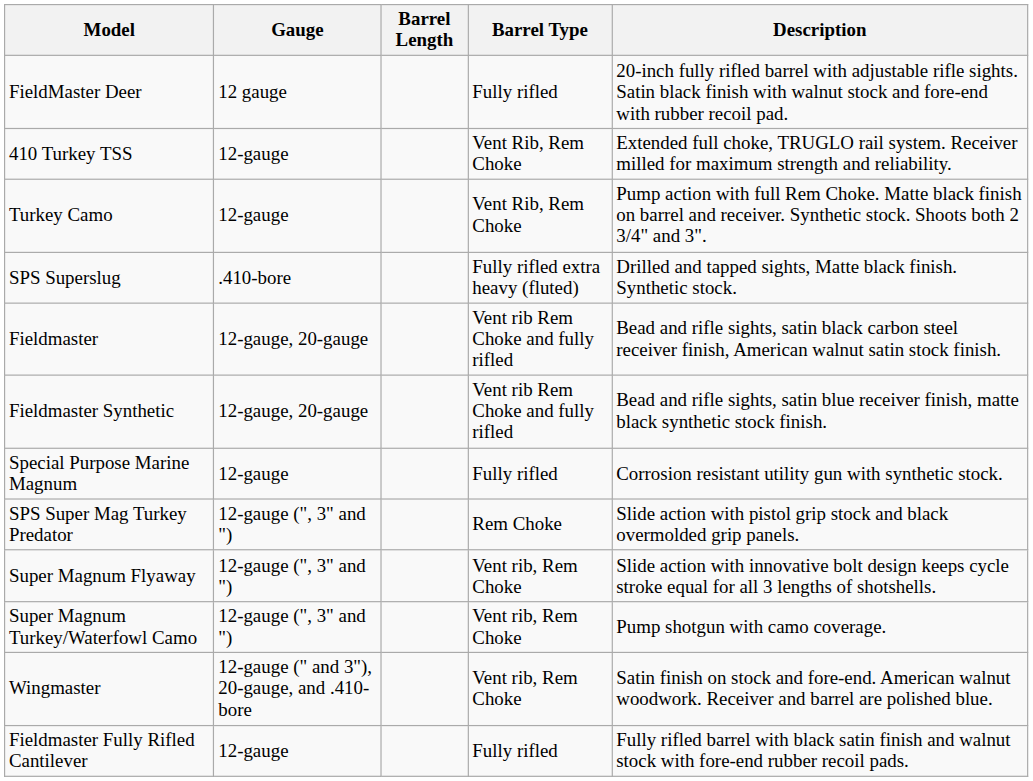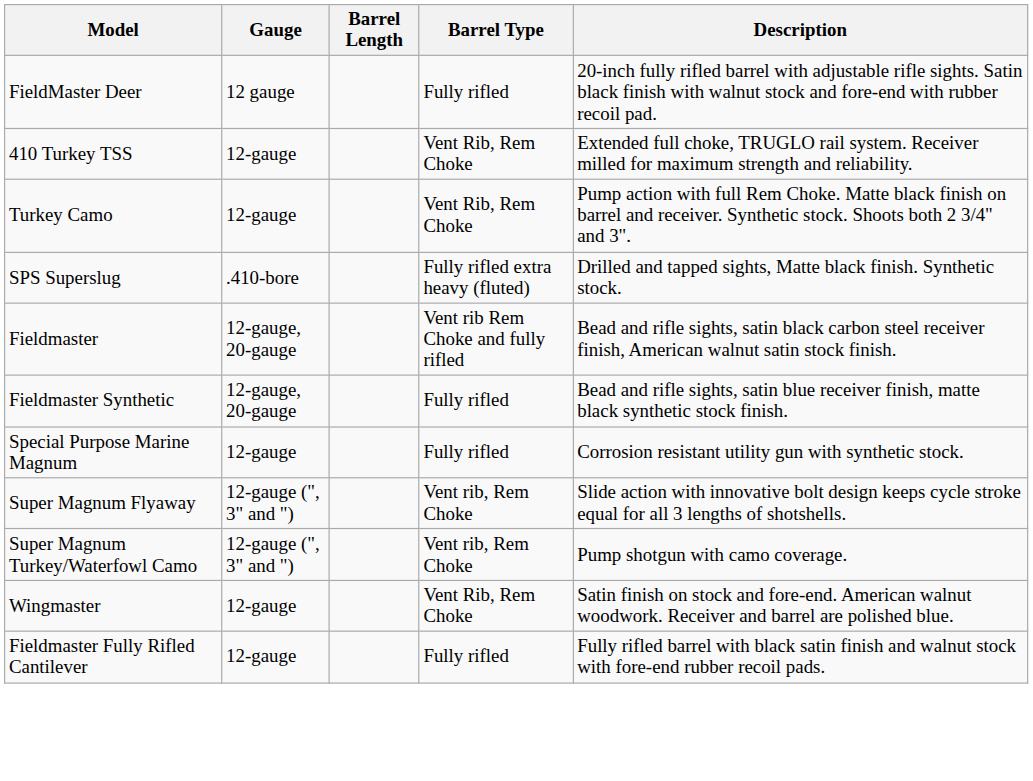(533, 411) Vent rib Rem Choke and fully rifled -> (466, 400) Fully rifled
- row: (98, 524)
(295, 688) 12-gauge (" and 3"), 20-gauge, and .410-bore -> (261, 605) 12-gauge
(525, 688) Vent rib, Rem Choke -> (479, 605) Vent Rib, Rem Choke
